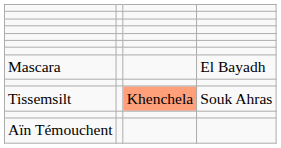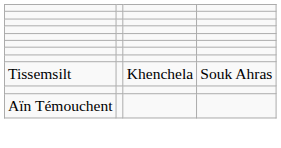- row: (34, 66)
(160, 98) lightsalmon background -> (160, 74) no background
